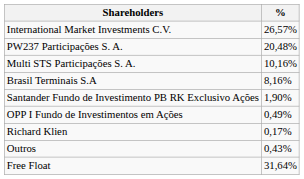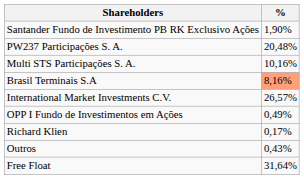rows swapped: (89, 30) <-> (133, 98)
(278, 81) no background -> (278, 81) lightsalmon background
